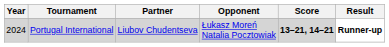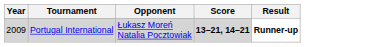- column: (158, 12)
(16, 30) 2024 -> (16, 30) 2009
